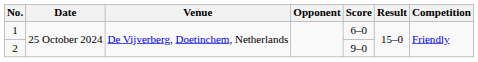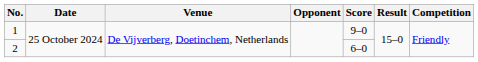(359, 30) 6–0 -> (359, 30) 9–0
(359, 48) 9–0 -> (359, 48) 6–0
